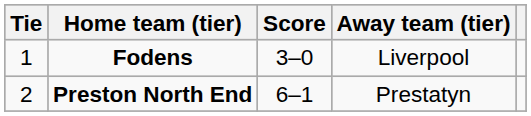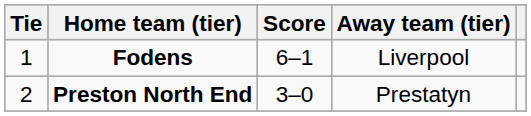(294, 58) 3–0 -> (294, 58) 6–1
(294, 93) 6–1 -> (294, 93) 3–0
